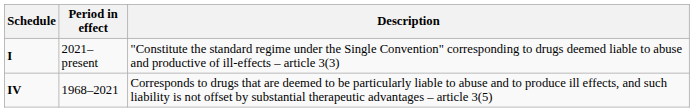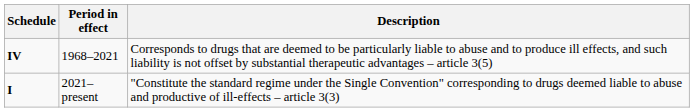rows swapped: (14, 90) <-> (10, 55)
